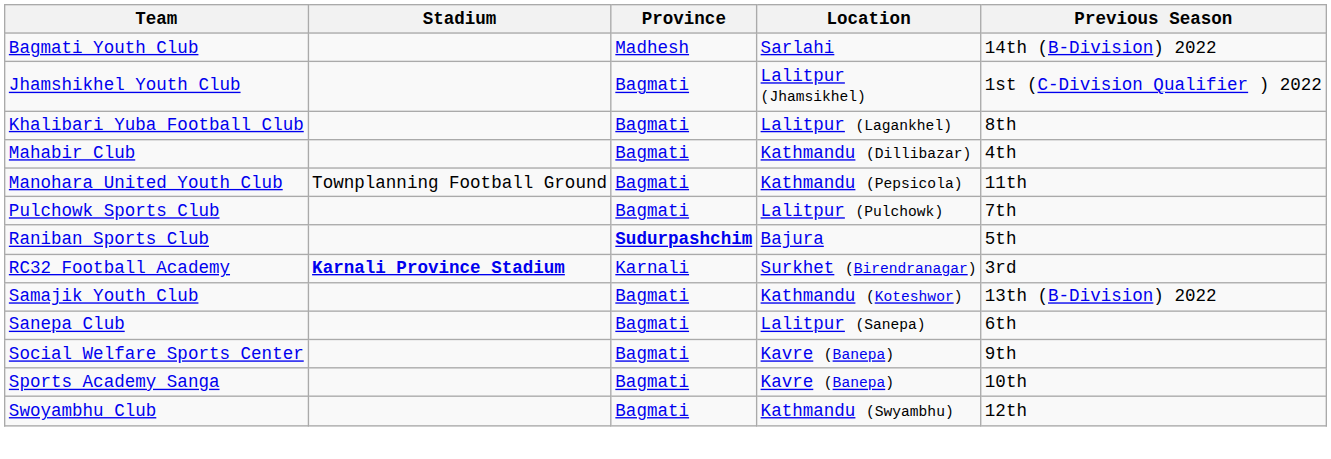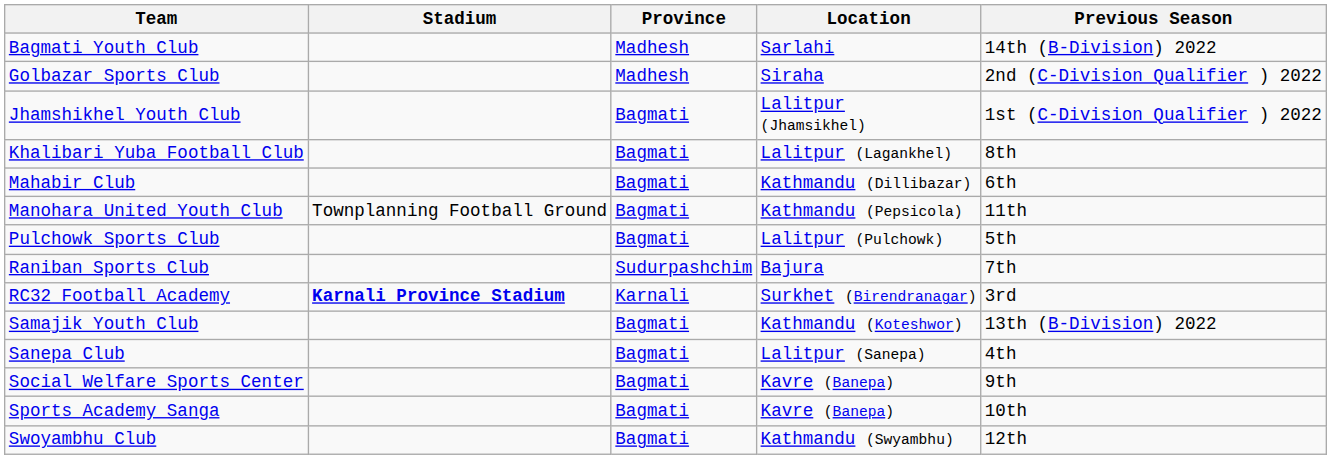+ row: (114, 76)
(1001, 154) 4th -> (1001, 182) 6th
(1001, 211) 7th -> (1001, 239) 5th
(684, 239) bold -> (684, 268) normal
(1001, 239) 5th -> (1001, 268) 7th
(1001, 325) 6th -> (1001, 354) 4th
